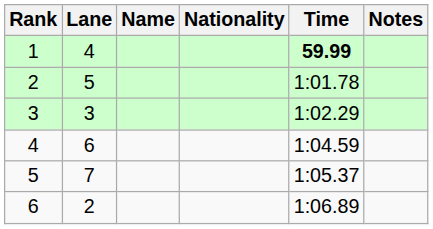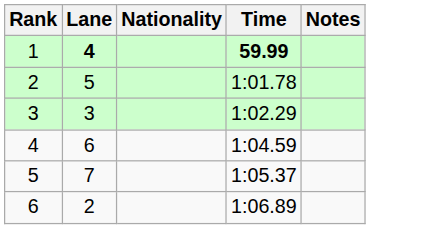- column: (148, 20)
(89, 51) normal -> (89, 51) bold
